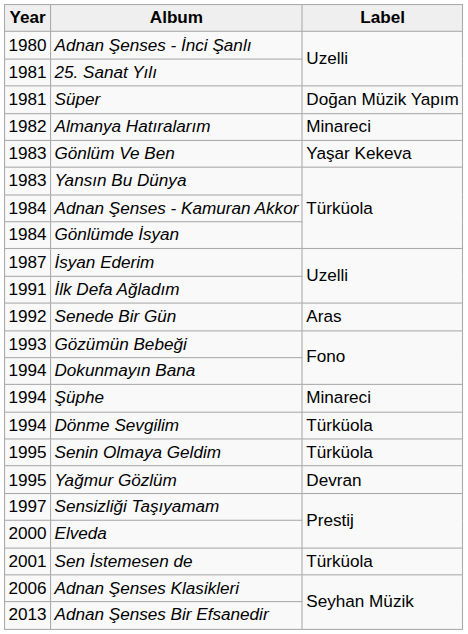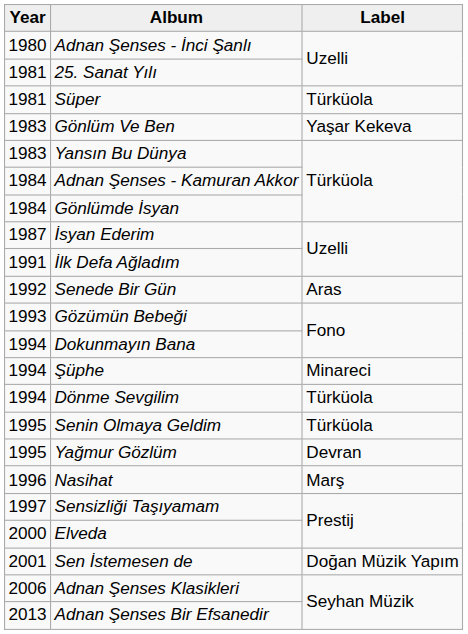(383, 99) Doğan Müzik Yapım -> (340, 99) Türküola
- row: (132, 126)
+ row: (83, 479)
(340, 561) Türküola -> (383, 561) Doğan Müzik Yapım
